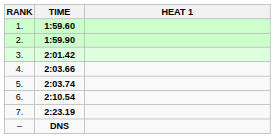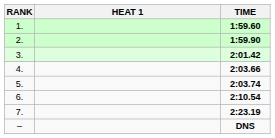columns swapped: (177, 12) <-> (60, 12)
